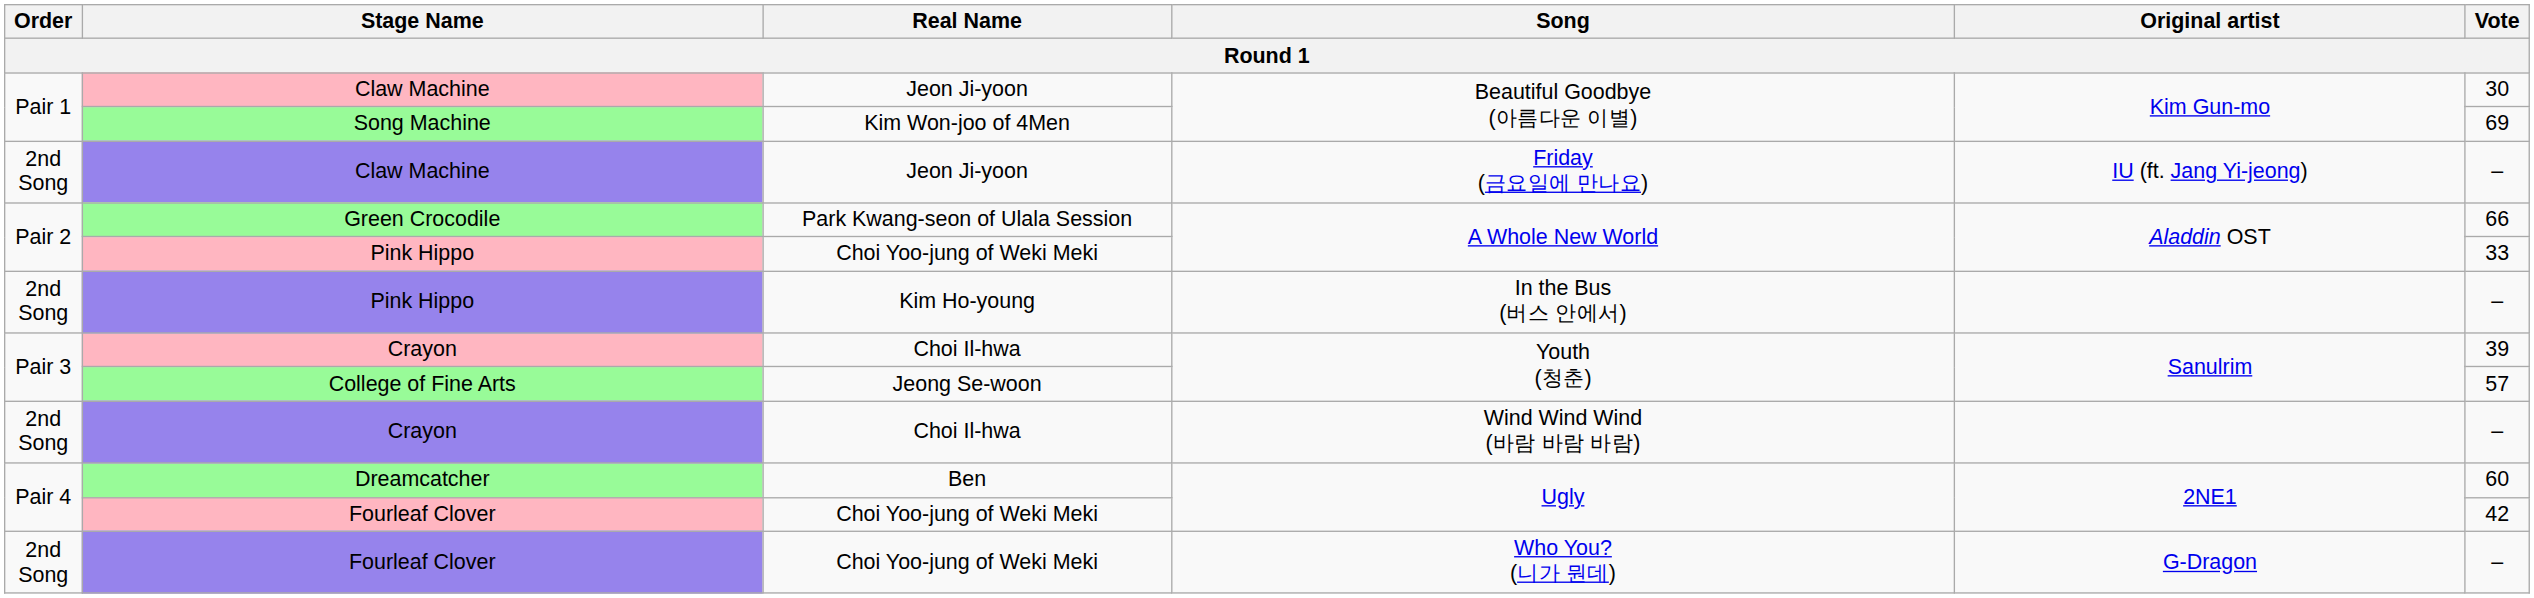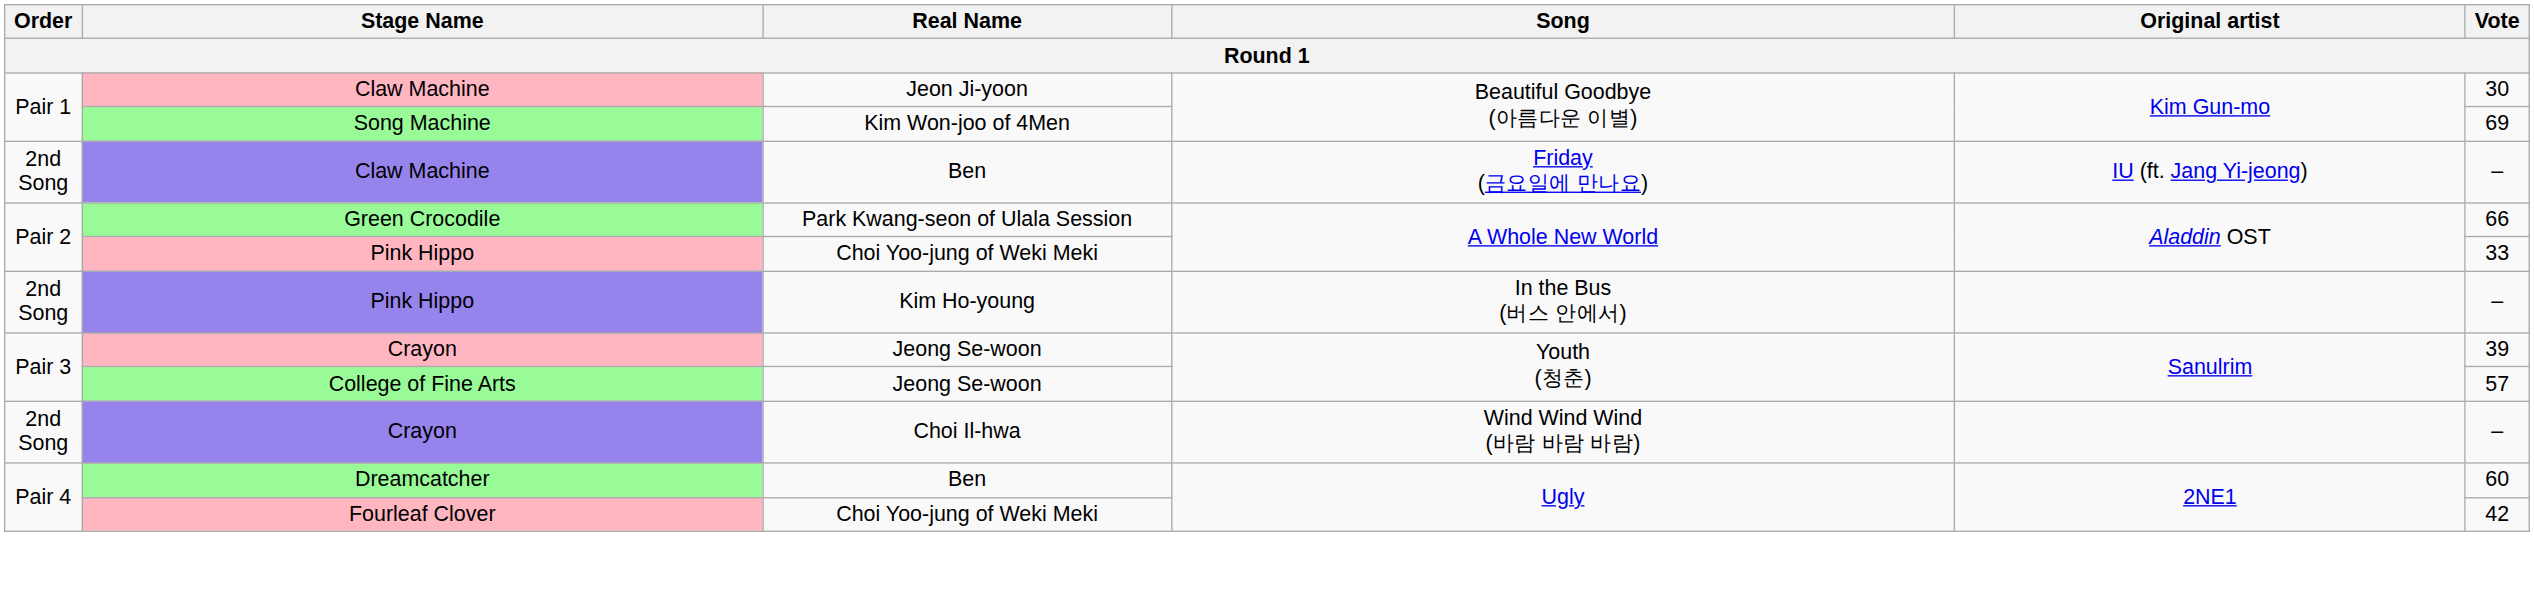(967, 171) Jeon Ji-yoon -> (967, 171) Ben
(967, 349) Choi Il-hwa -> (967, 349) Jeong Se-woon
- row: (422, 562)
